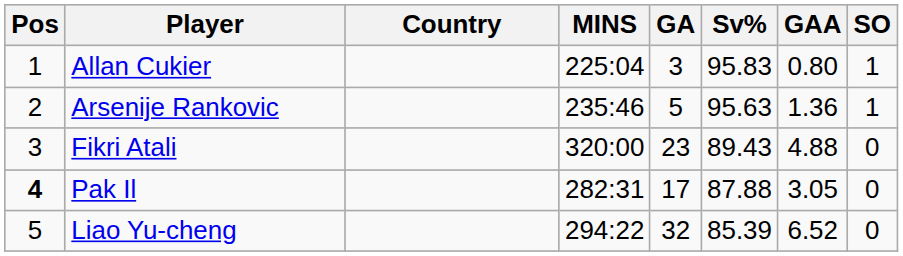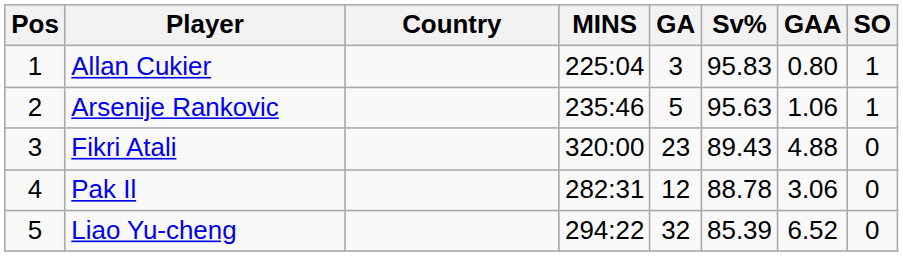(813, 107) 1.36 -> (813, 107) 1.06
(35, 189) bold -> (35, 189) normal
(676, 189) 17 -> (676, 189) 12
(740, 189) 87.88 -> (740, 189) 88.78
(813, 189) 3.05 -> (813, 189) 3.06
